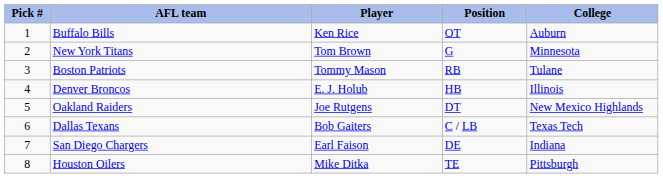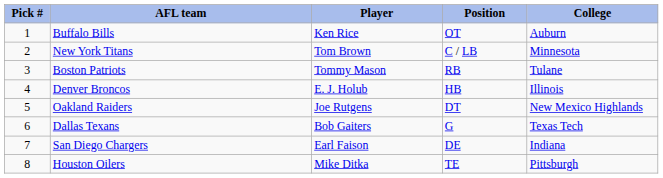(449, 51) G -> (461, 51) C / LB
(461, 126) C / LB -> (449, 126) G
